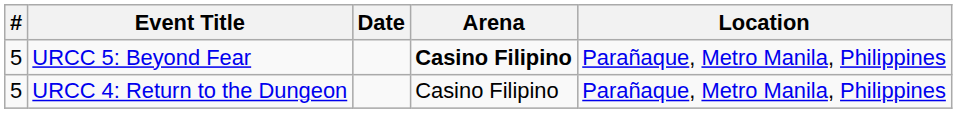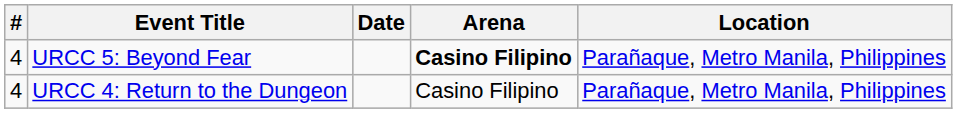(16, 57) 5 -> (16, 57) 4
(16, 92) 5 -> (16, 92) 4
